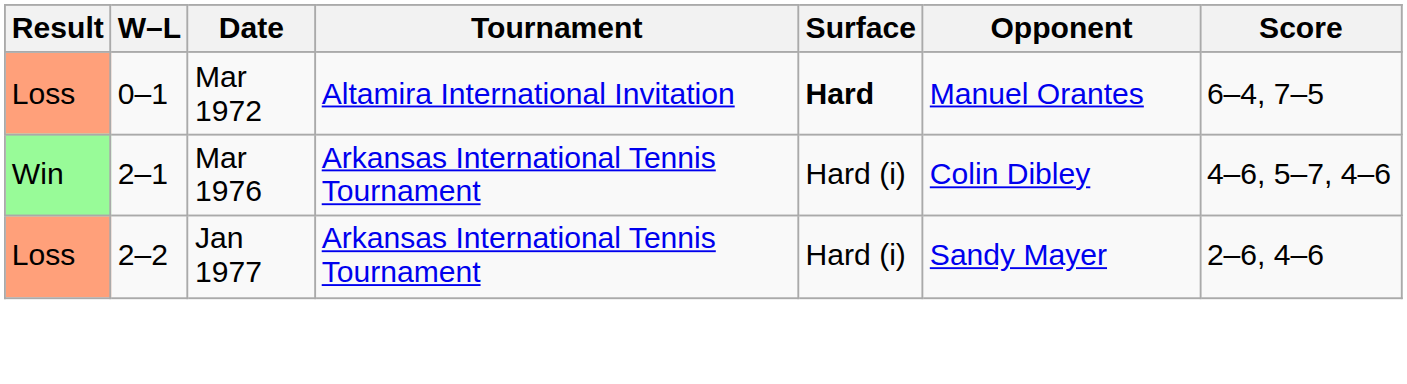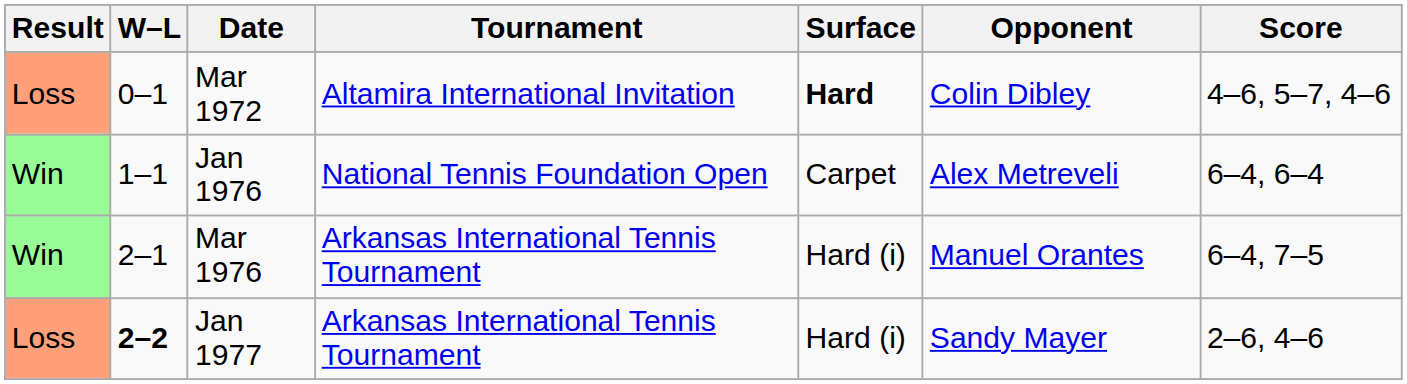(1037, 92) Manuel Orantes -> (1010, 92) Colin Dibley
(1265, 92) 6–4, 7–5 -> (1299, 92) 4–6, 5–7, 4–6
+ row: (229, 174)
(1010, 174) Colin Dibley -> (1037, 256) Manuel Orantes
(1299, 174) 4–6, 5–7, 4–6 -> (1265, 256) 6–4, 7–5
(143, 256) normal -> (143, 337) bold
